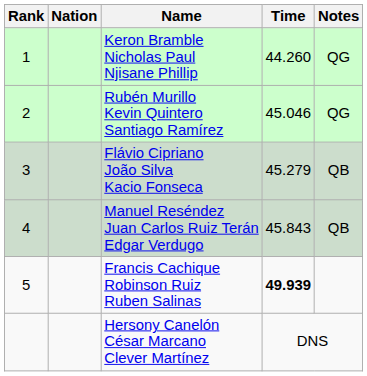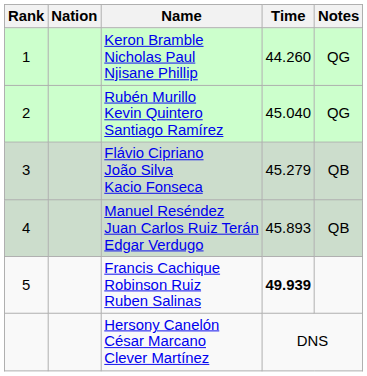(288, 113) 45.046 -> (288, 113) 45.040
(288, 227) 45.843 -> (288, 227) 45.893
